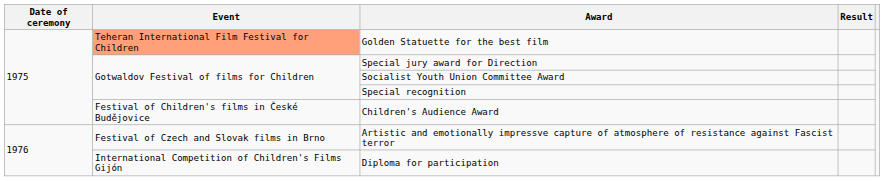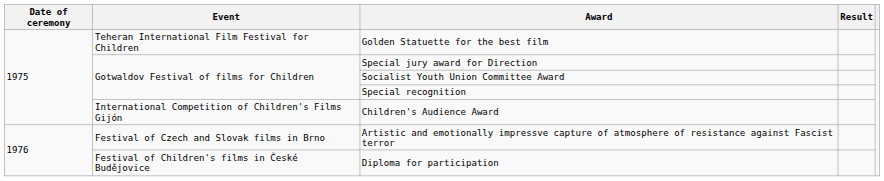(202, 42) lightsalmon background -> (202, 42) no background
(196, 112) Festival of Children's films in České Budějovice -> (218, 112) International Competition of Children's Films Gijón
(218, 163) International Competition of Children's Films Gijón -> (196, 163) Festival of Children's films in České Budějovice
